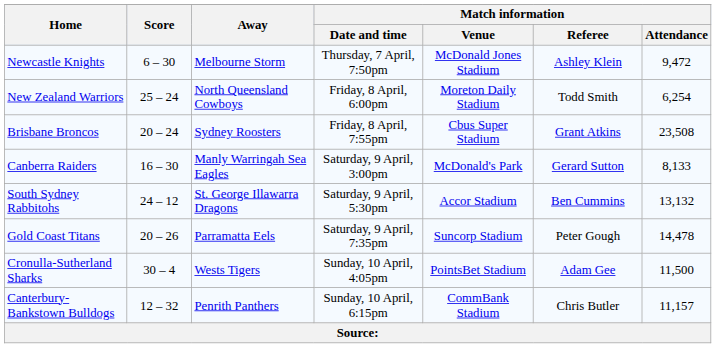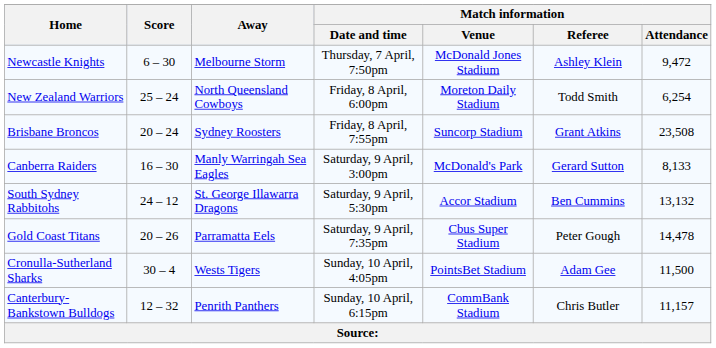(478, 131) Cbus Super Stadium -> (478, 131) Suncorp Stadium
(478, 235) Suncorp Stadium -> (478, 235) Cbus Super Stadium
